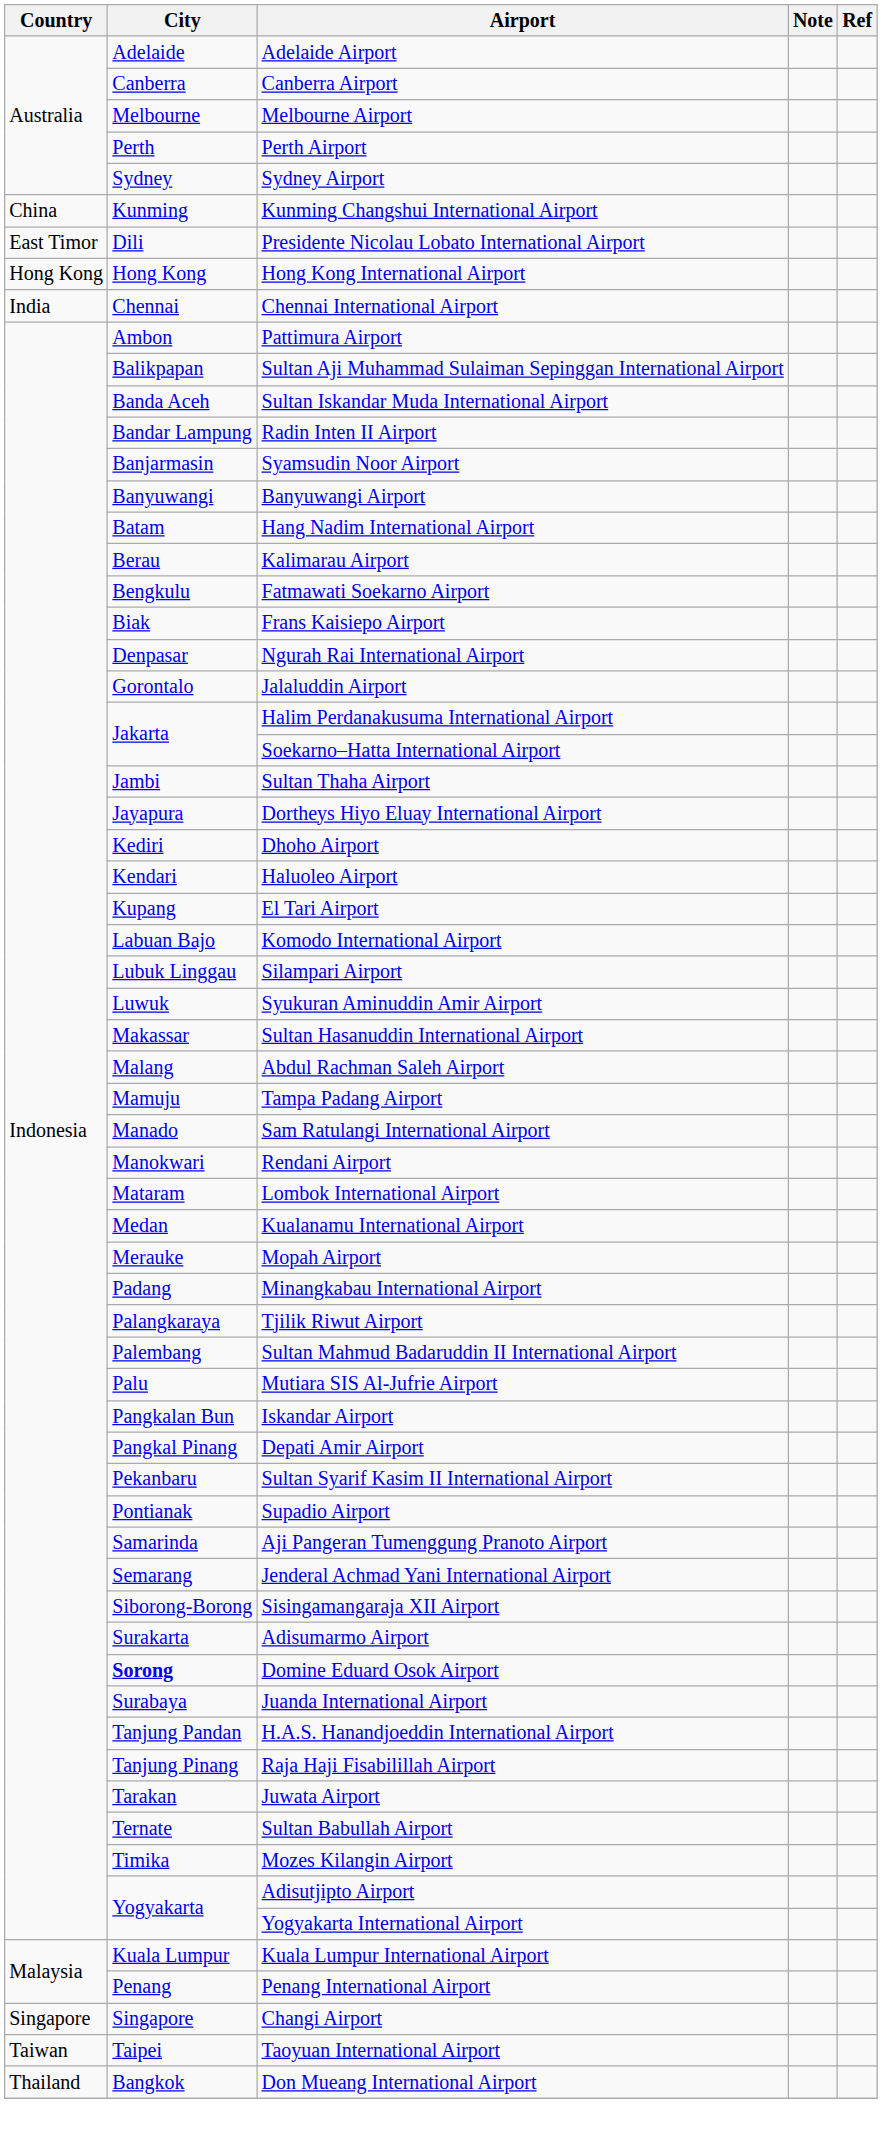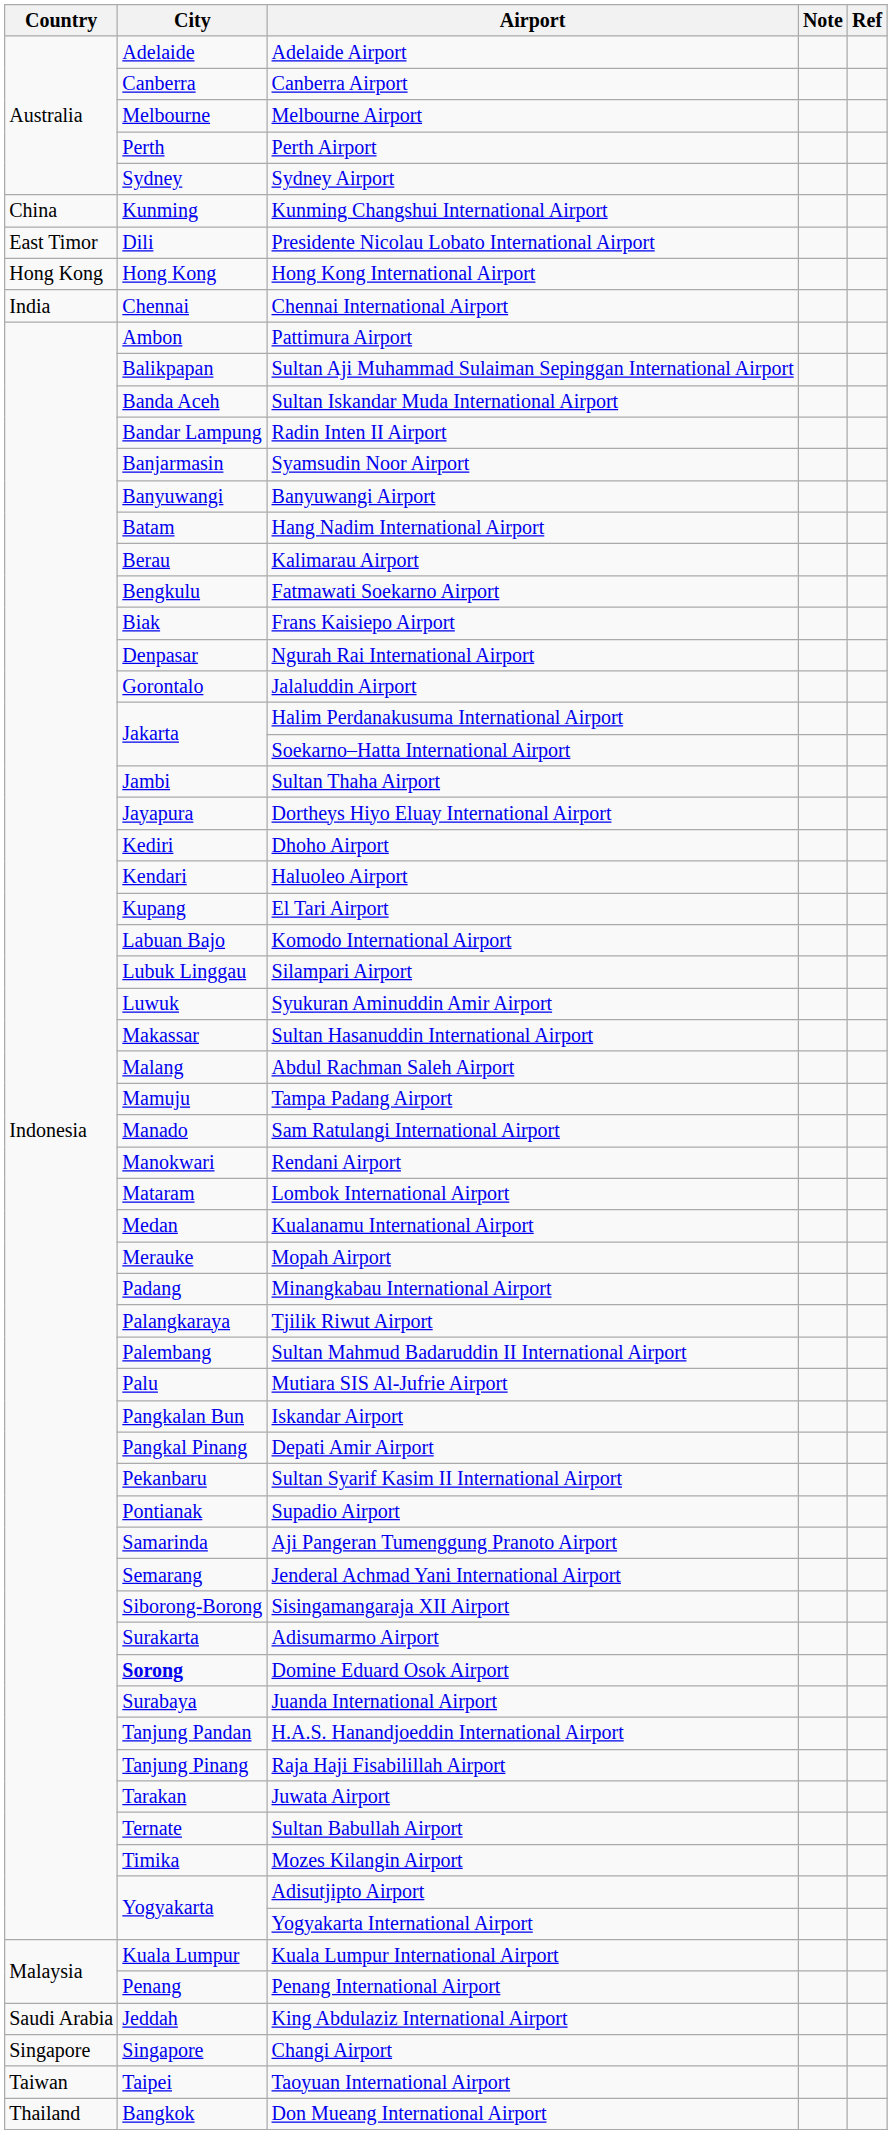+ row: (420, 2018)
